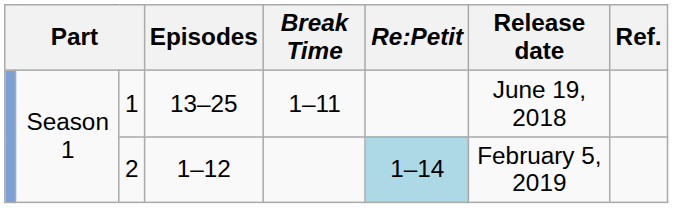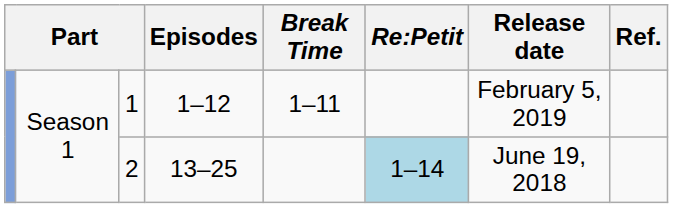(204, 103) 13–25 -> (204, 103) 1–12
(539, 103) June 19, 2018 -> (539, 103) February 5, 2019
(204, 169) 1–12 -> (204, 169) 13–25
(539, 169) February 5, 2019 -> (539, 169) June 19, 2018
